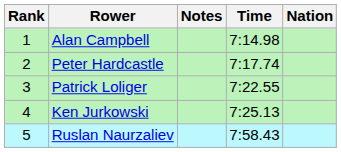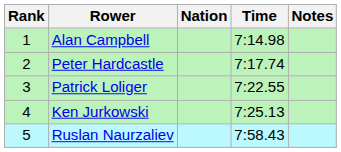columns swapped: (310, 16) <-> (202, 16)
